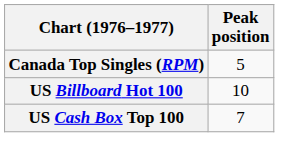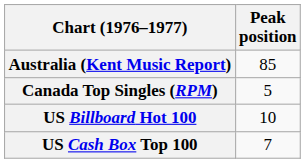+ row: (120, 63)
